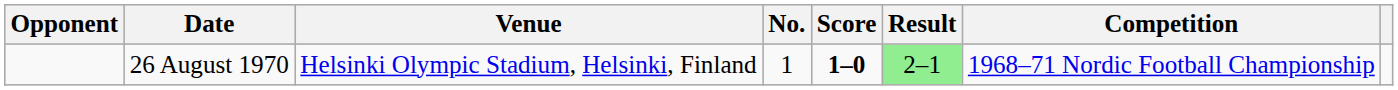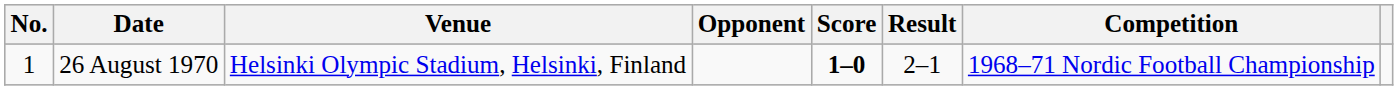columns swapped: (787, 24) <-> (64, 24)
(922, 64) lightgreen background -> (922, 64) no background
